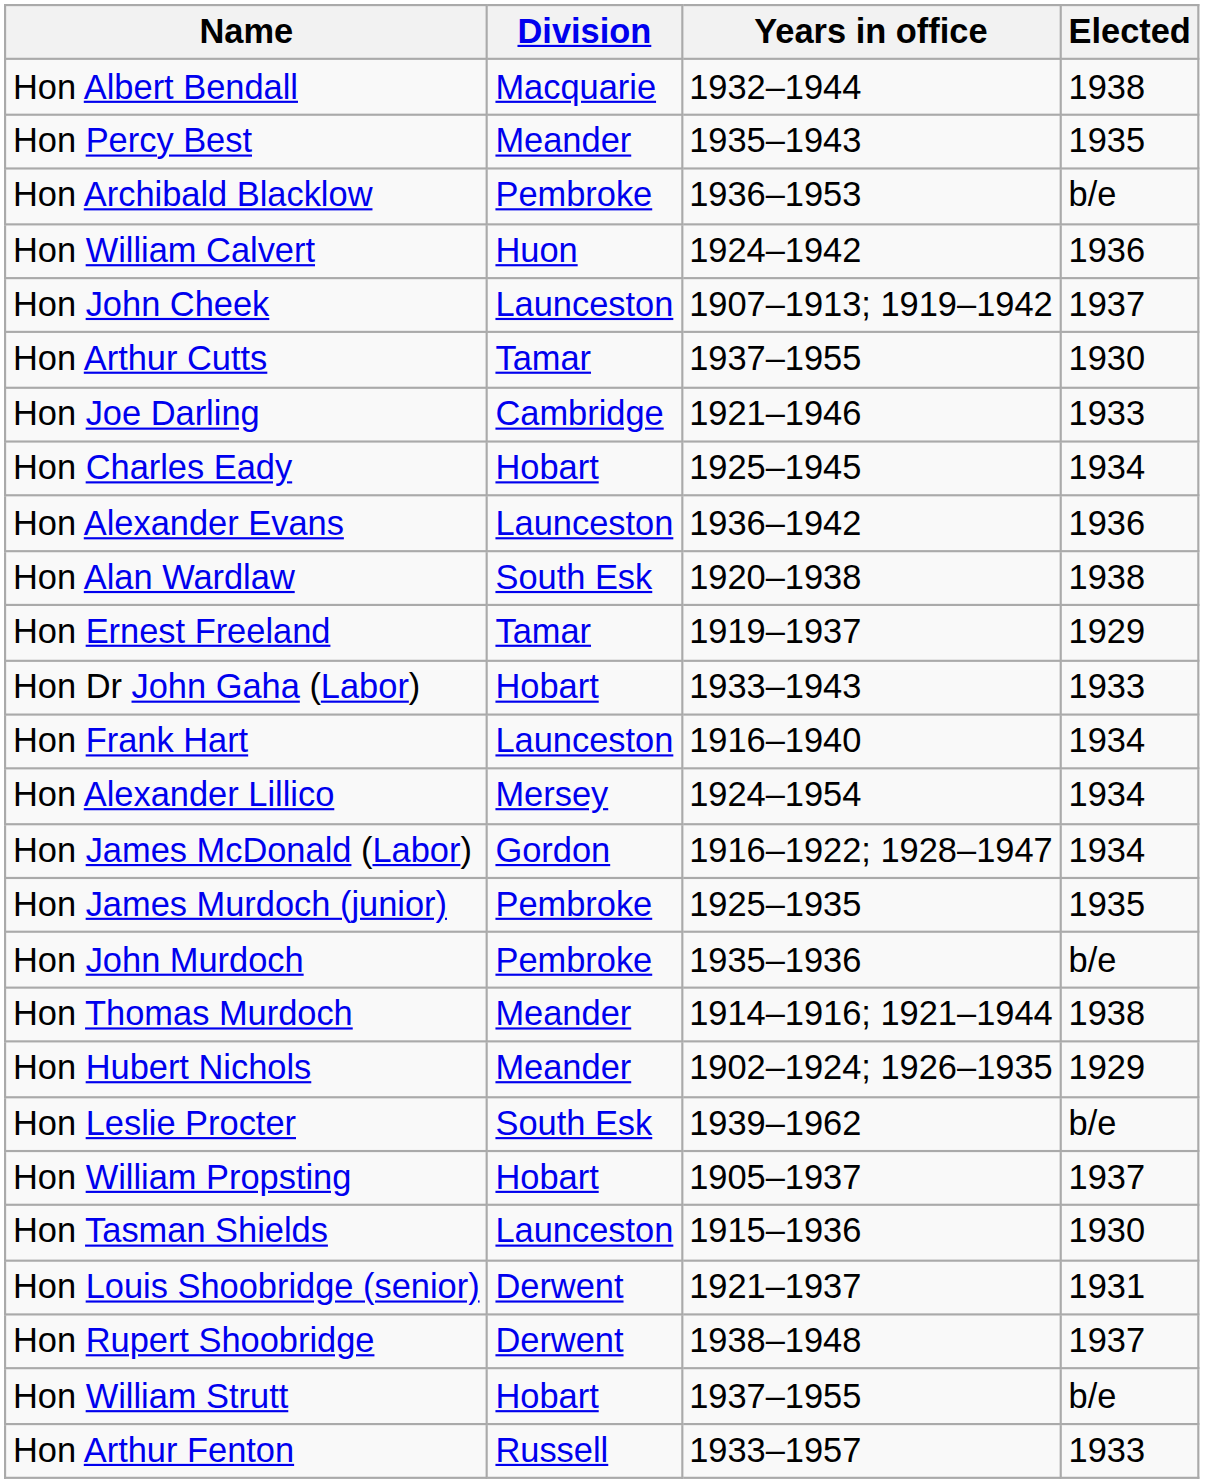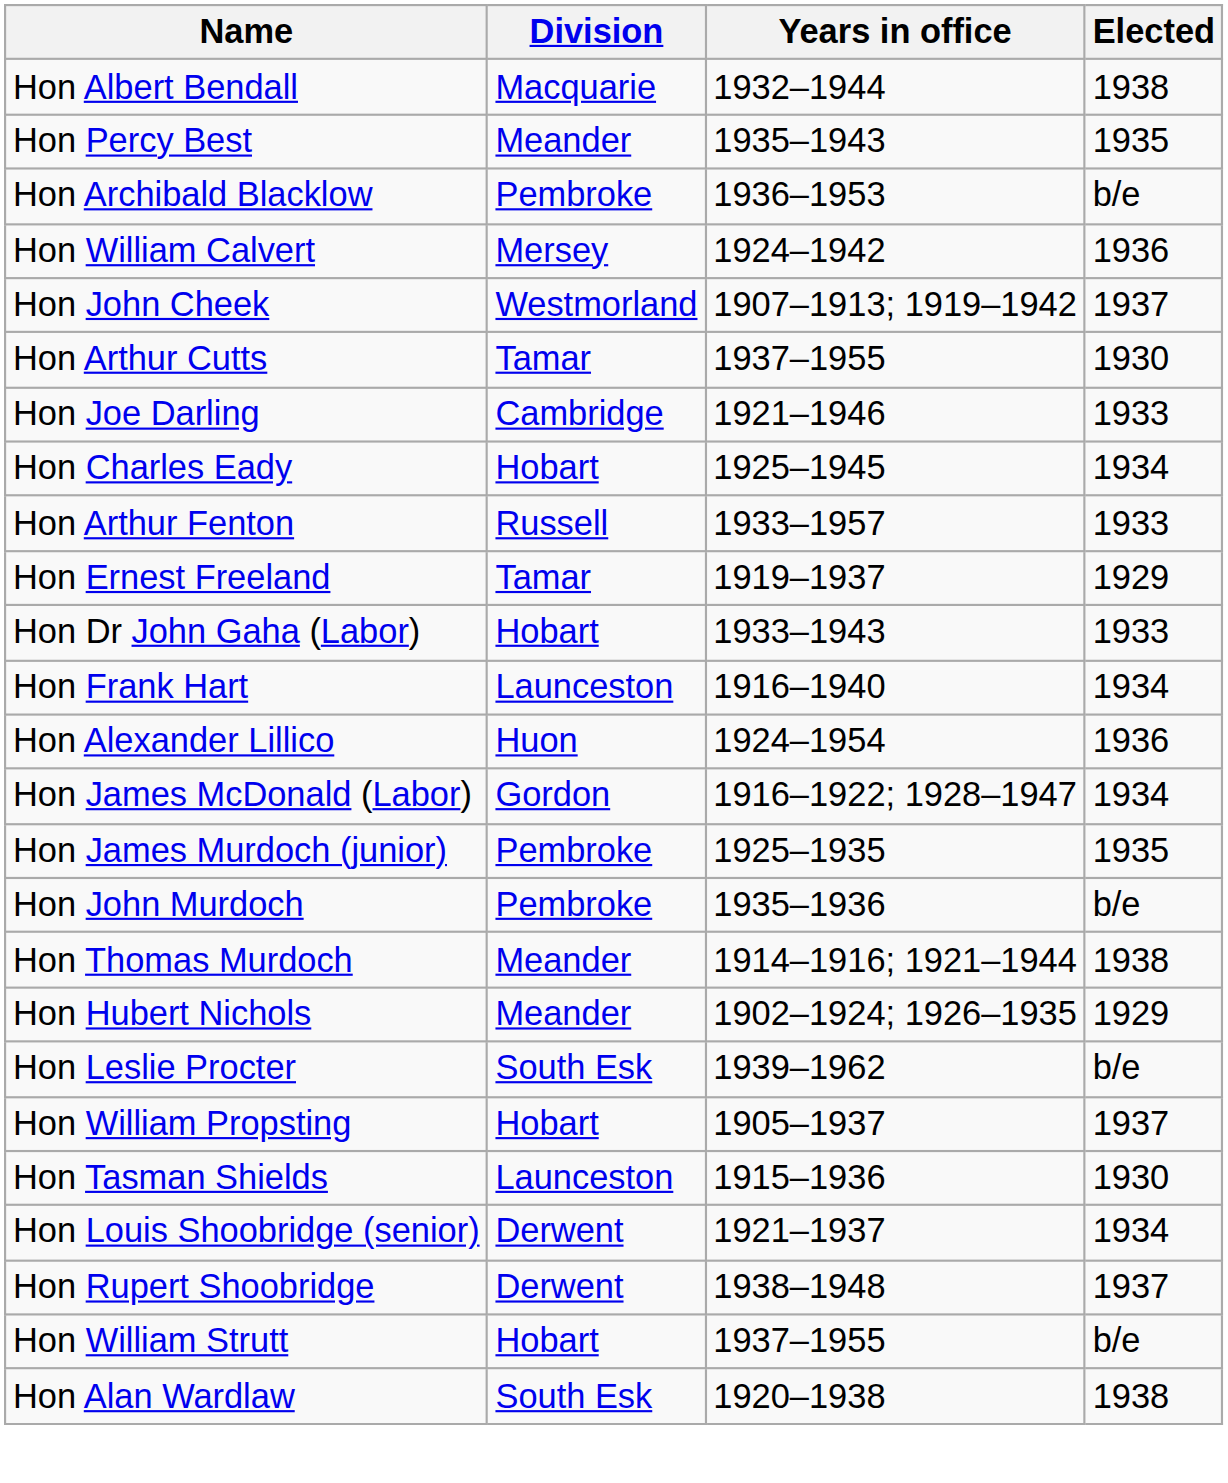(537, 250) Huon -> (552, 250) Mersey
(584, 304) Launceston -> (596, 304) Westmorland
- row: (178, 522)
rows swapped: (154, 1450) <-> (154, 577)
(552, 795) Mersey -> (537, 741) Huon
(1107, 795) 1934 -> (1131, 741) 1936
(1107, 1286) 1931 -> (1131, 1232) 1934
